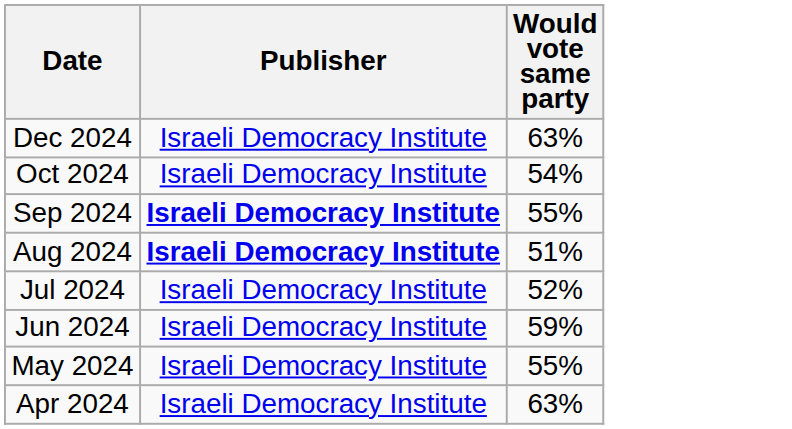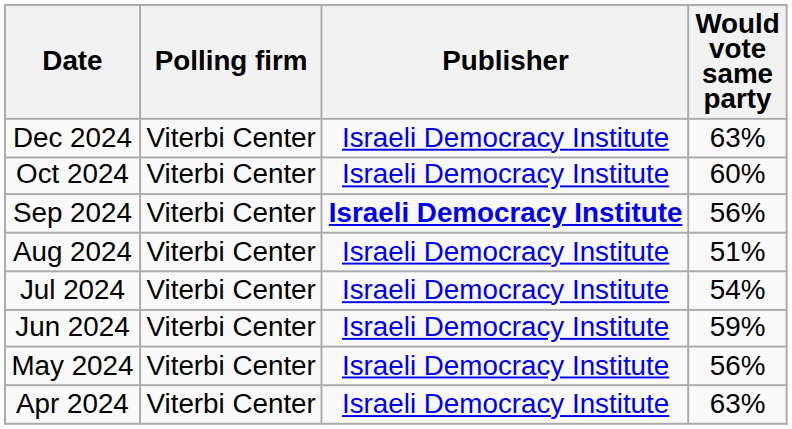+ column: (231, 61)
(555, 175) 54% -> (738, 175) 60%
(555, 213) 55% -> (738, 213) 56%
(323, 251) bold -> (506, 251) normal
(555, 289) 52% -> (738, 289) 54%
(555, 366) 55% -> (738, 366) 56%
